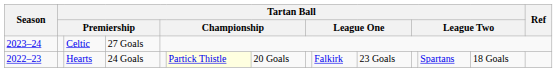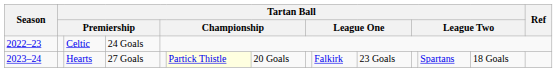(24, 43) 2023–24 -> (24, 43) 2022–23
(125, 43) 27 Goals -> (125, 43) 24 Goals
(24, 59) 2022–23 -> (24, 59) 2023–24
(125, 59) 24 Goals -> (125, 59) 27 Goals
